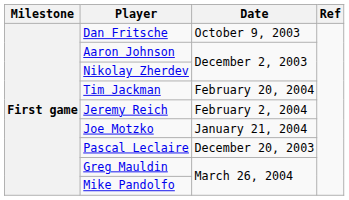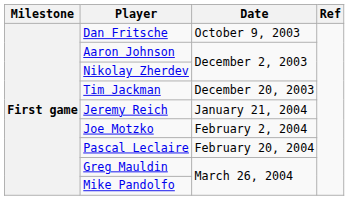(254, 90) February 20, 2004 -> (254, 90) December 20, 2003
(251, 109) February 2, 2004 -> (251, 109) January 21, 2004
(251, 128) January 21, 2004 -> (251, 128) February 2, 2004
(254, 147) December 20, 2003 -> (254, 147) February 20, 2004
